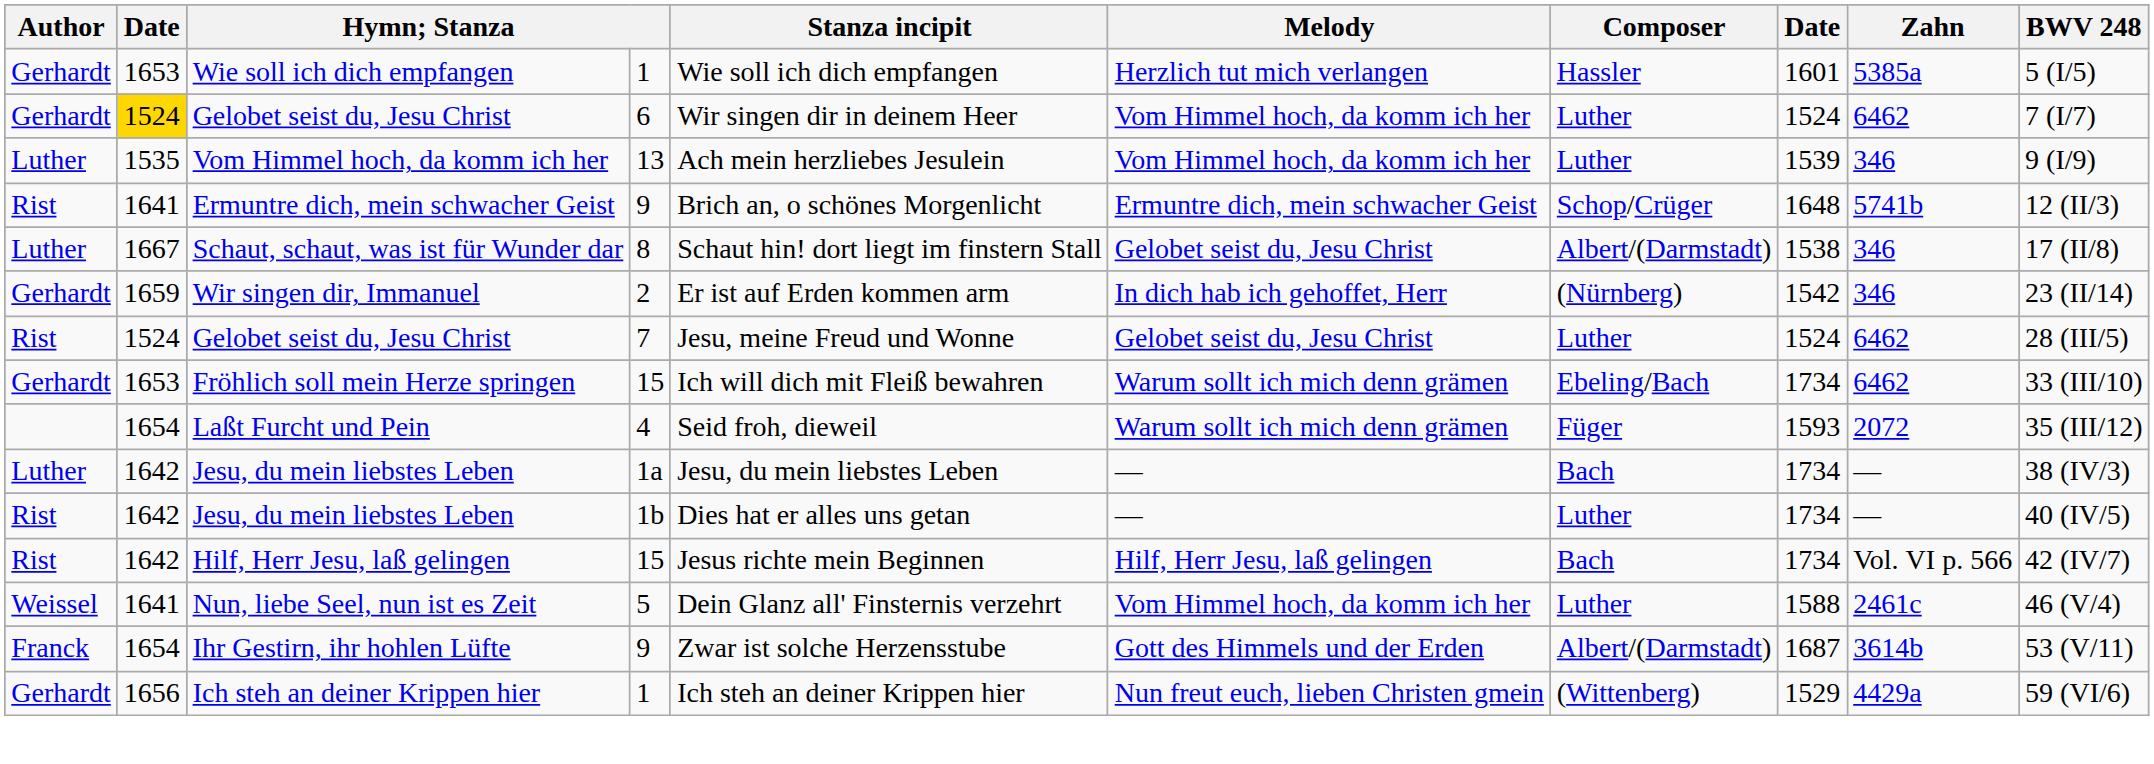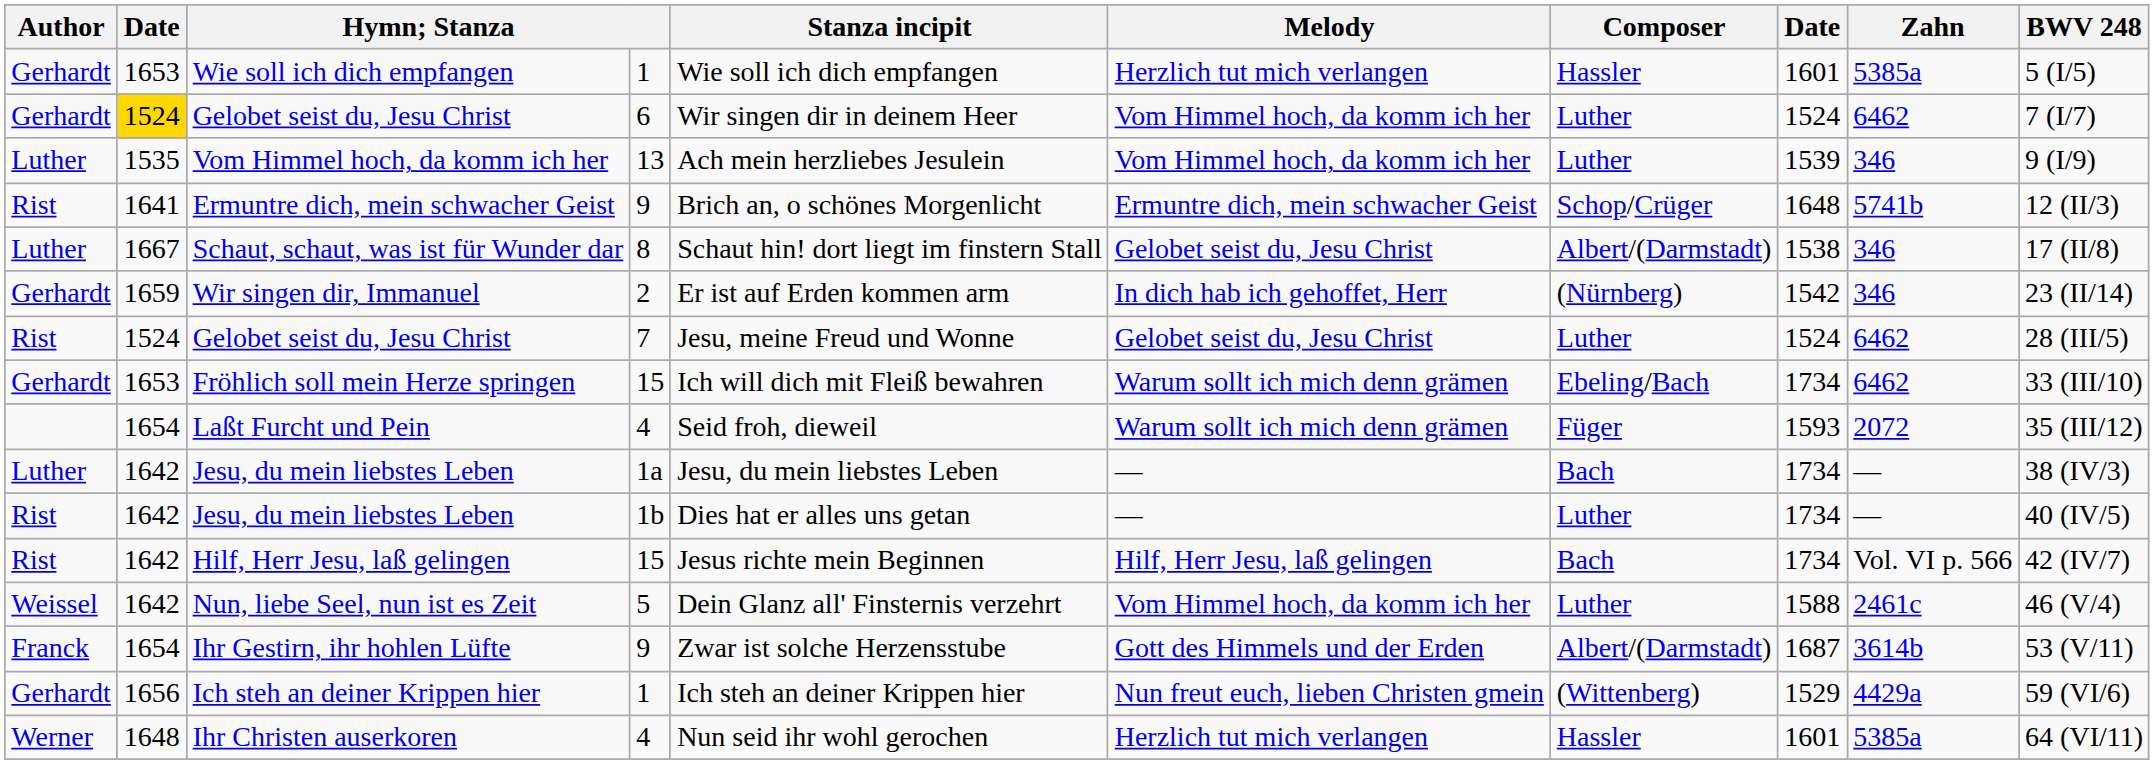(152, 603) 1641 -> (152, 603) 1642
+ row: (325, 737)
